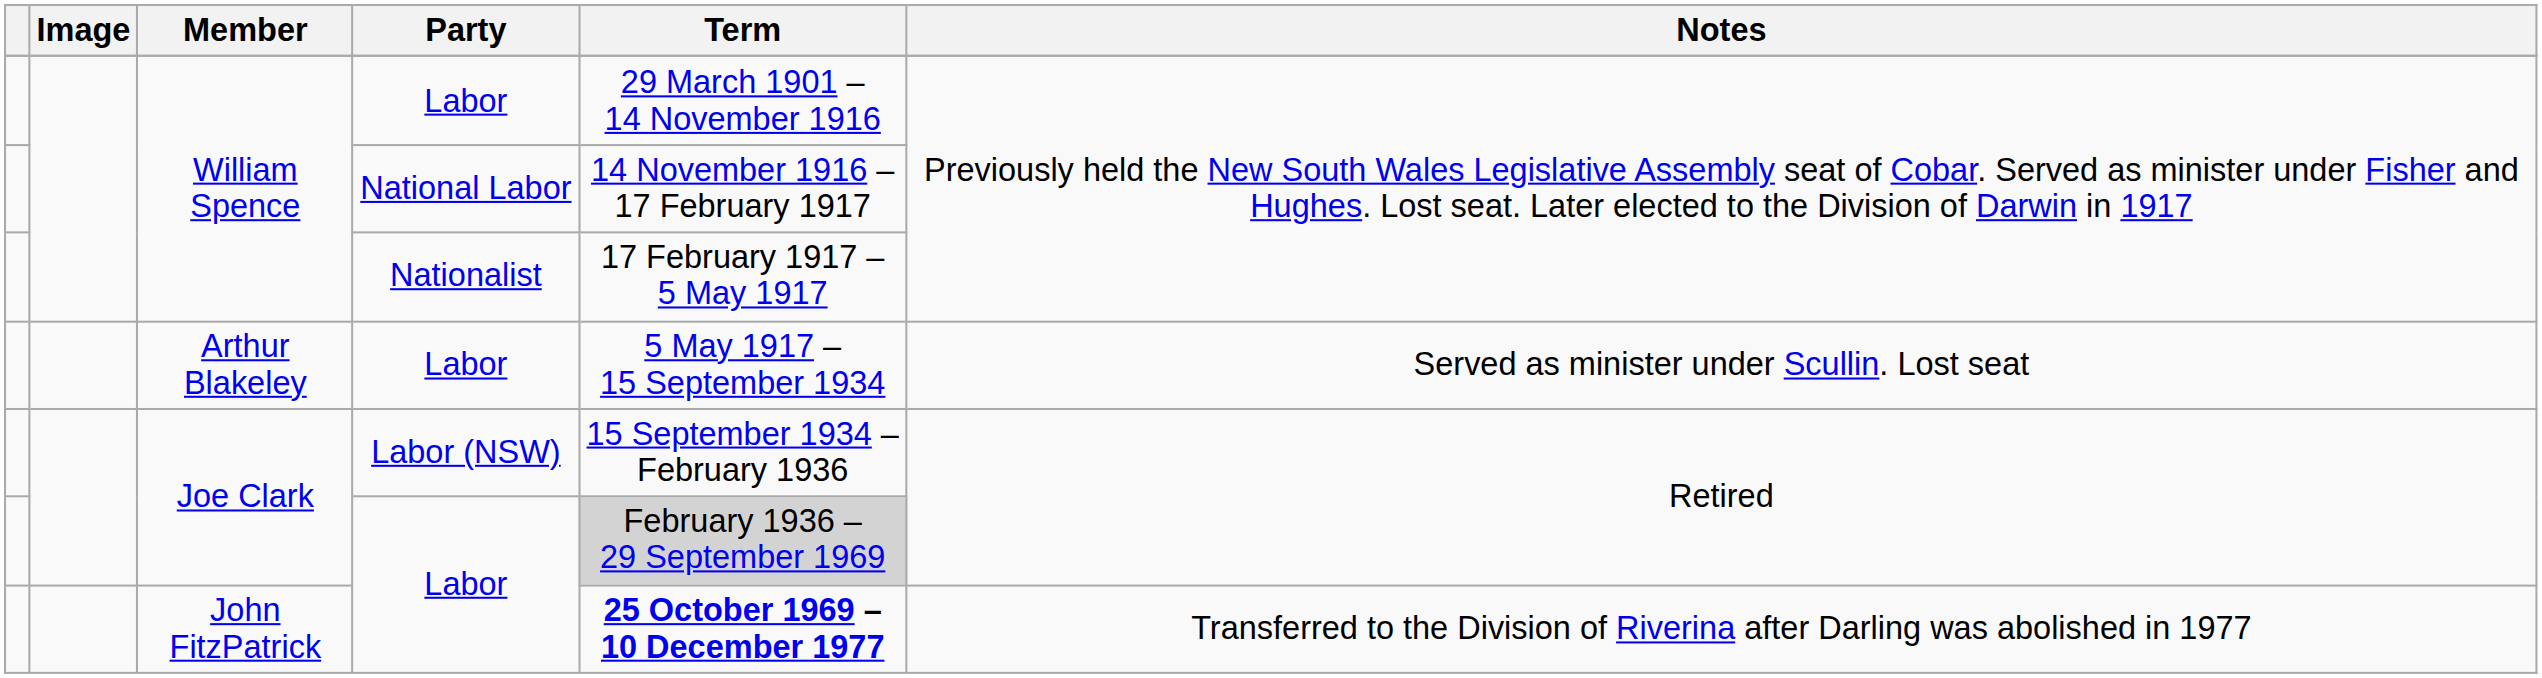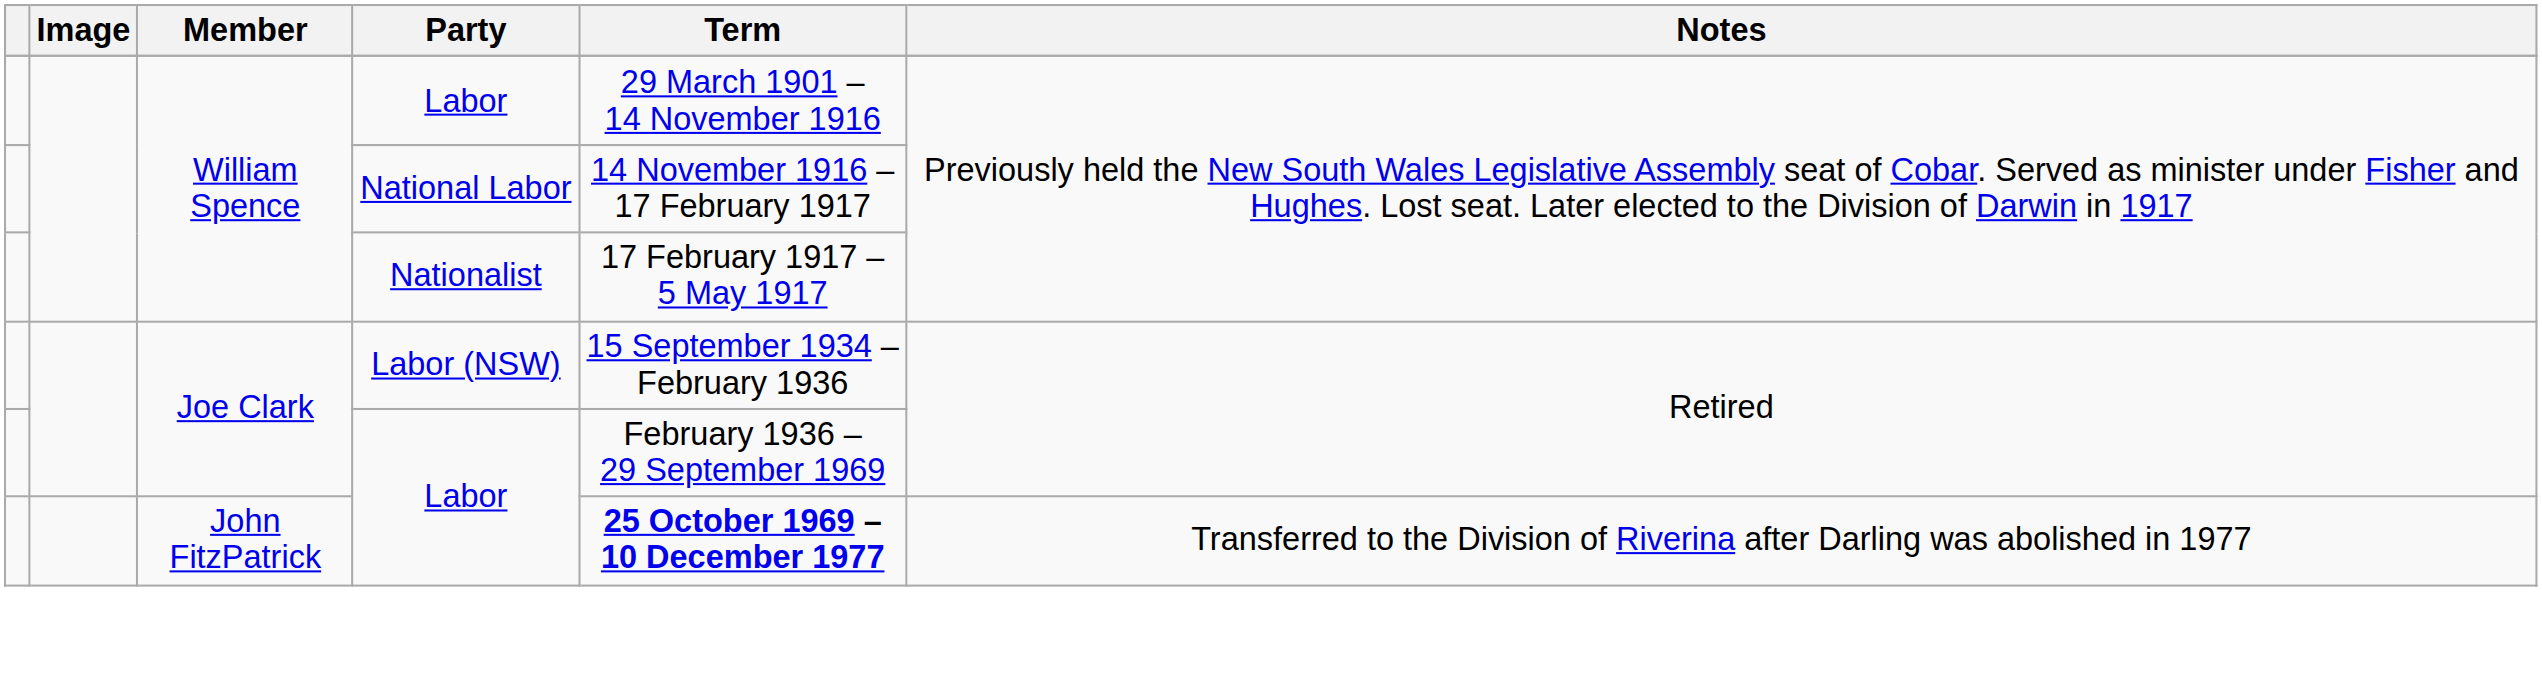- row: (245, 364)
(743, 540) lightgrey background -> (743, 452) no background
